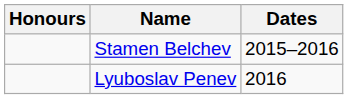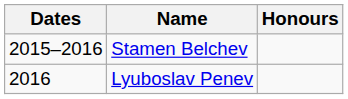columns swapped: (292, 19) <-> (47, 19)
